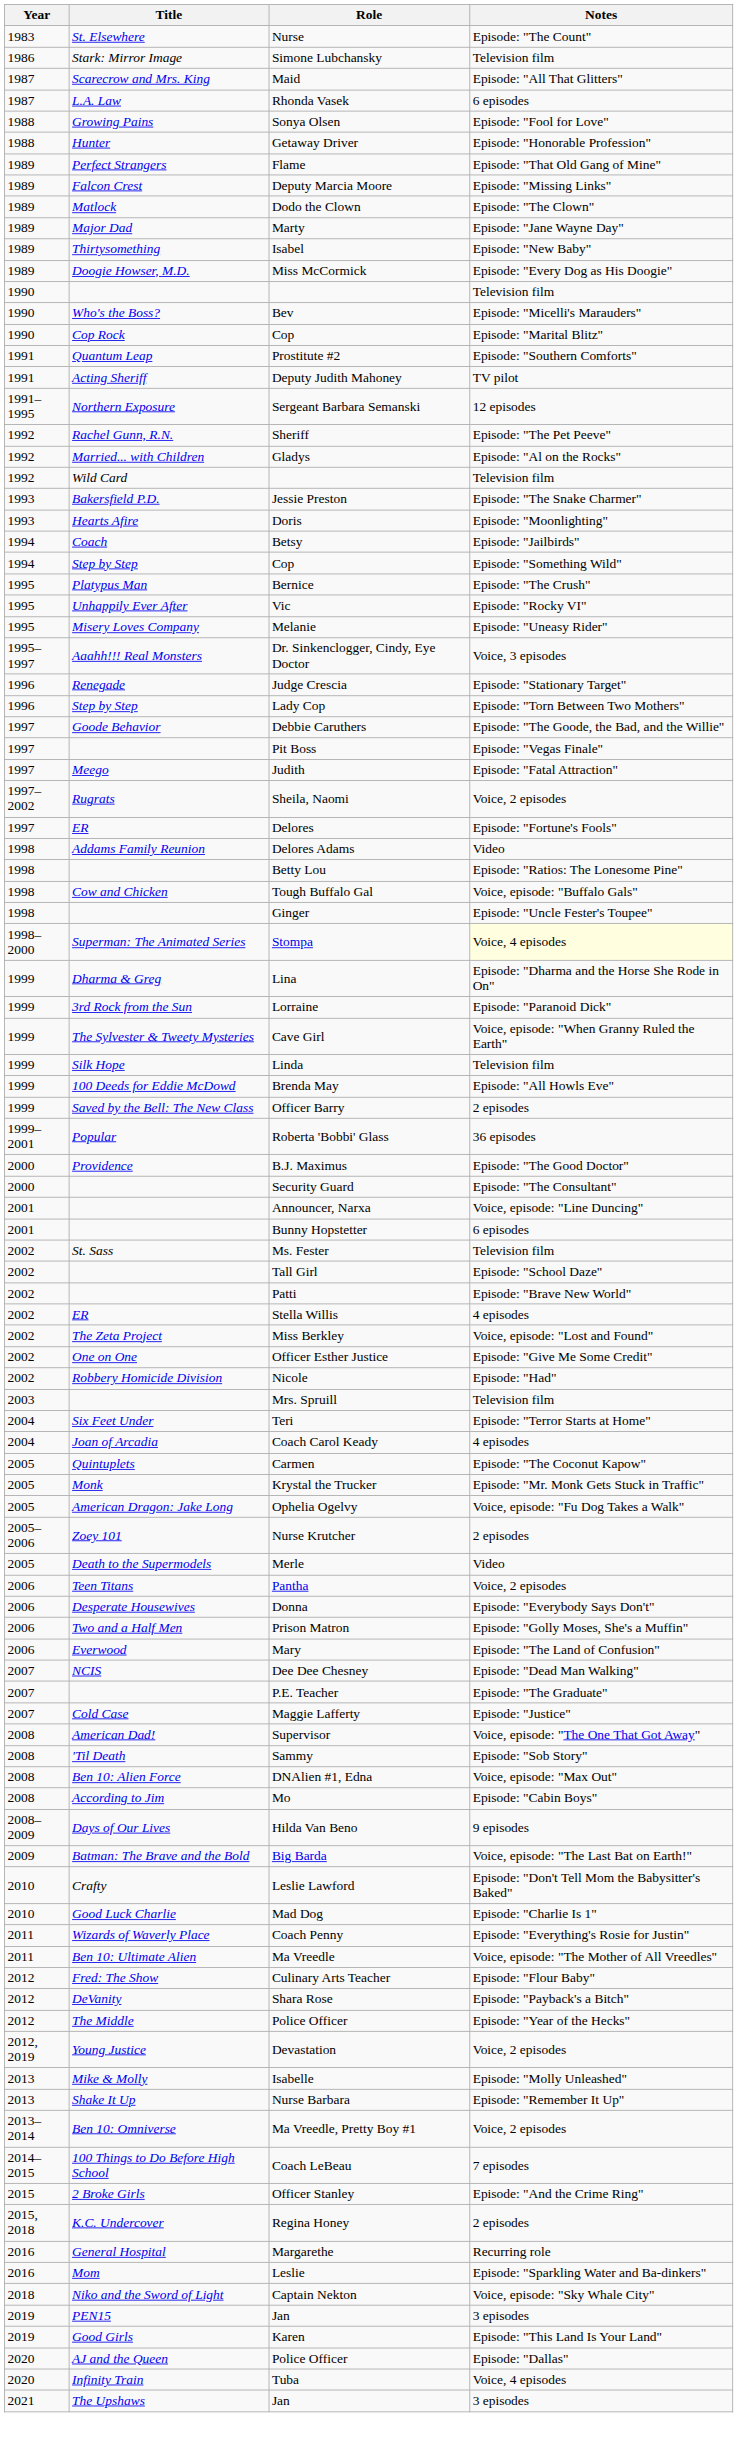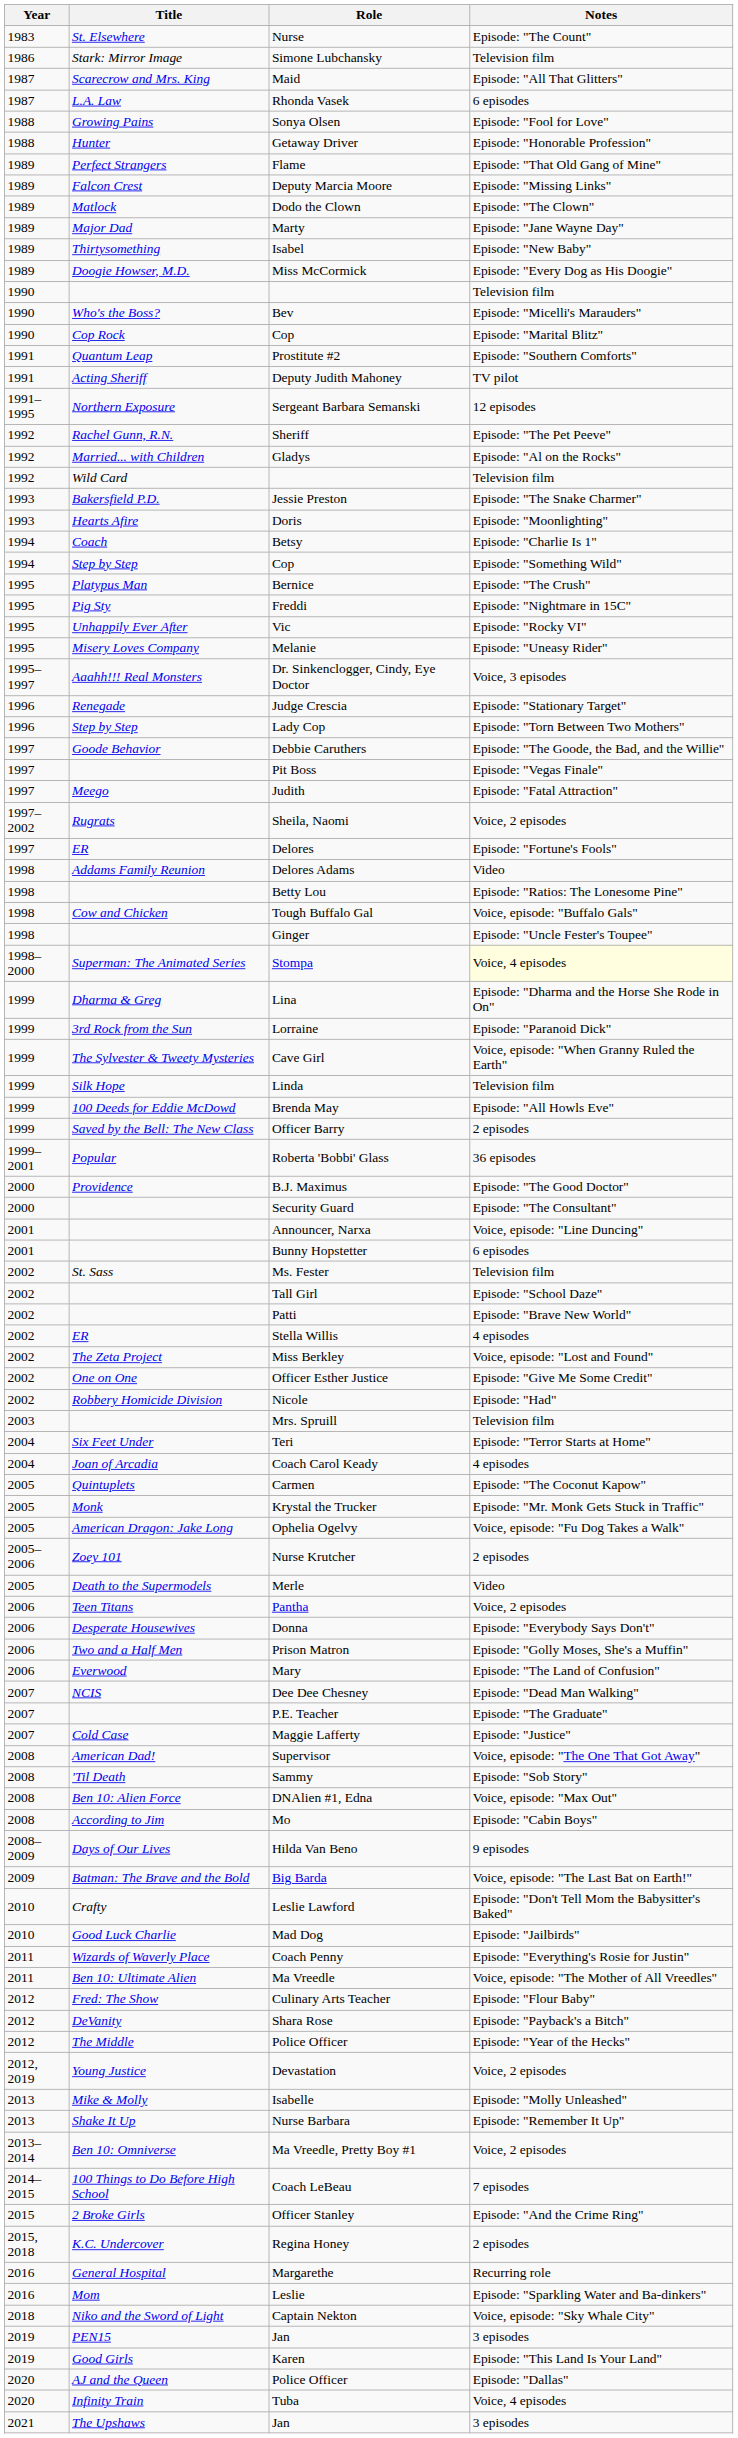(526, 541) Episode: "Jailbirds" -> (535, 541) Episode: "Charlie Is 1"
+ row: (91, 605)
(535, 1914) Episode: "Charlie Is 1" -> (526, 1935) Episode: "Jailbirds"
